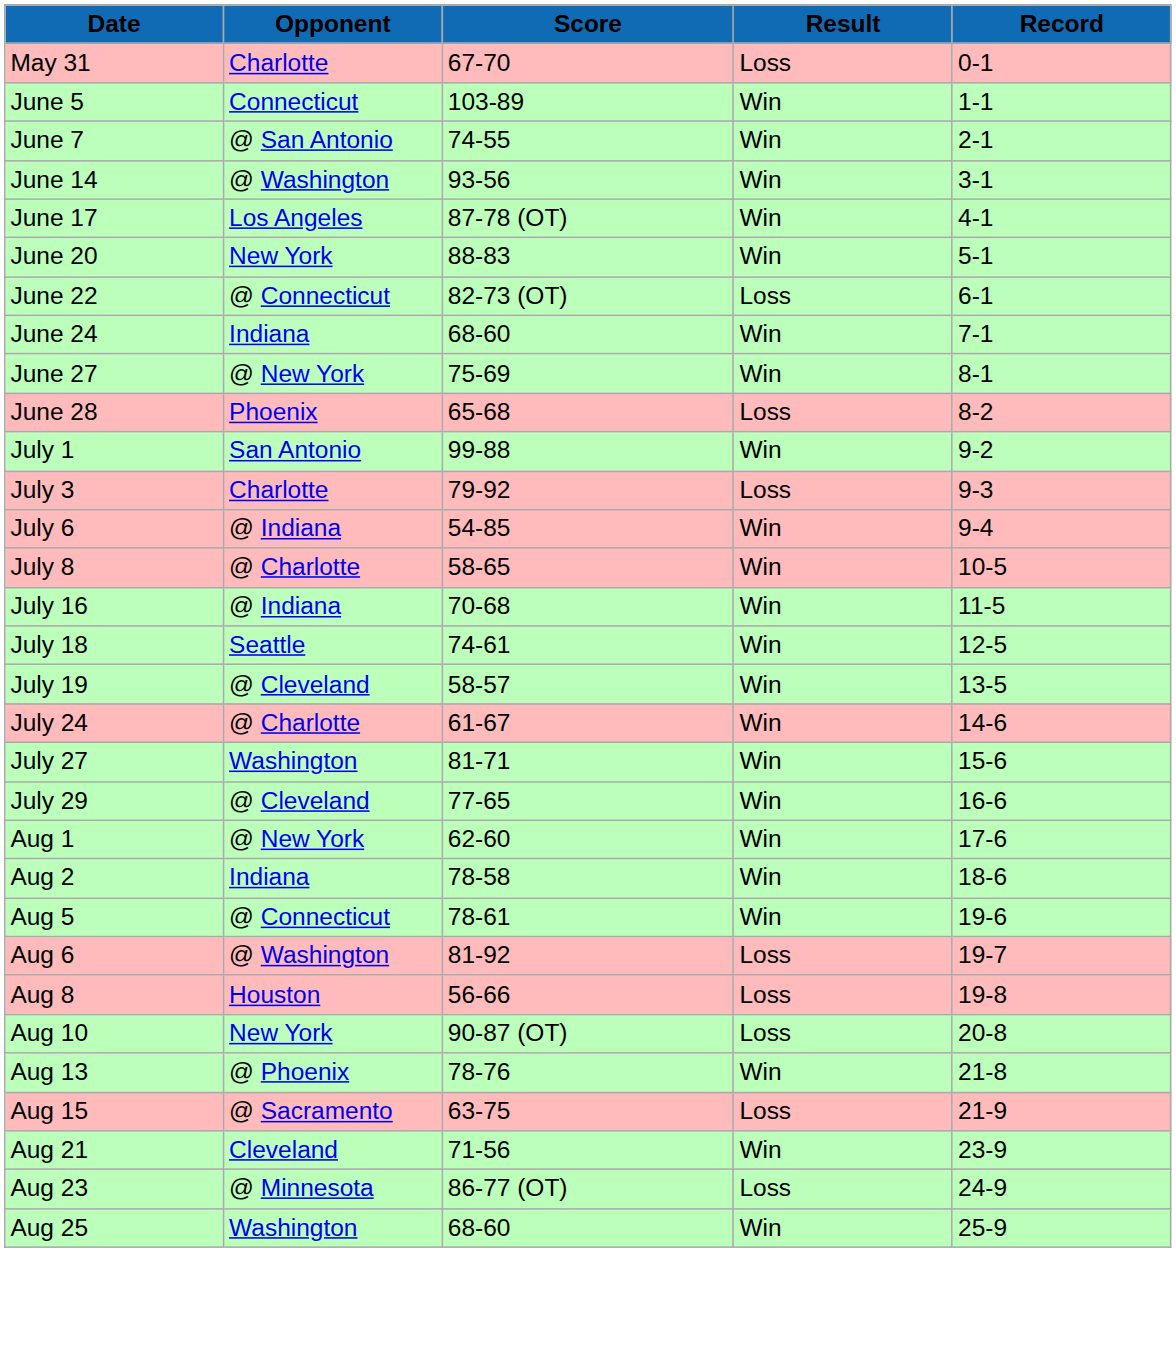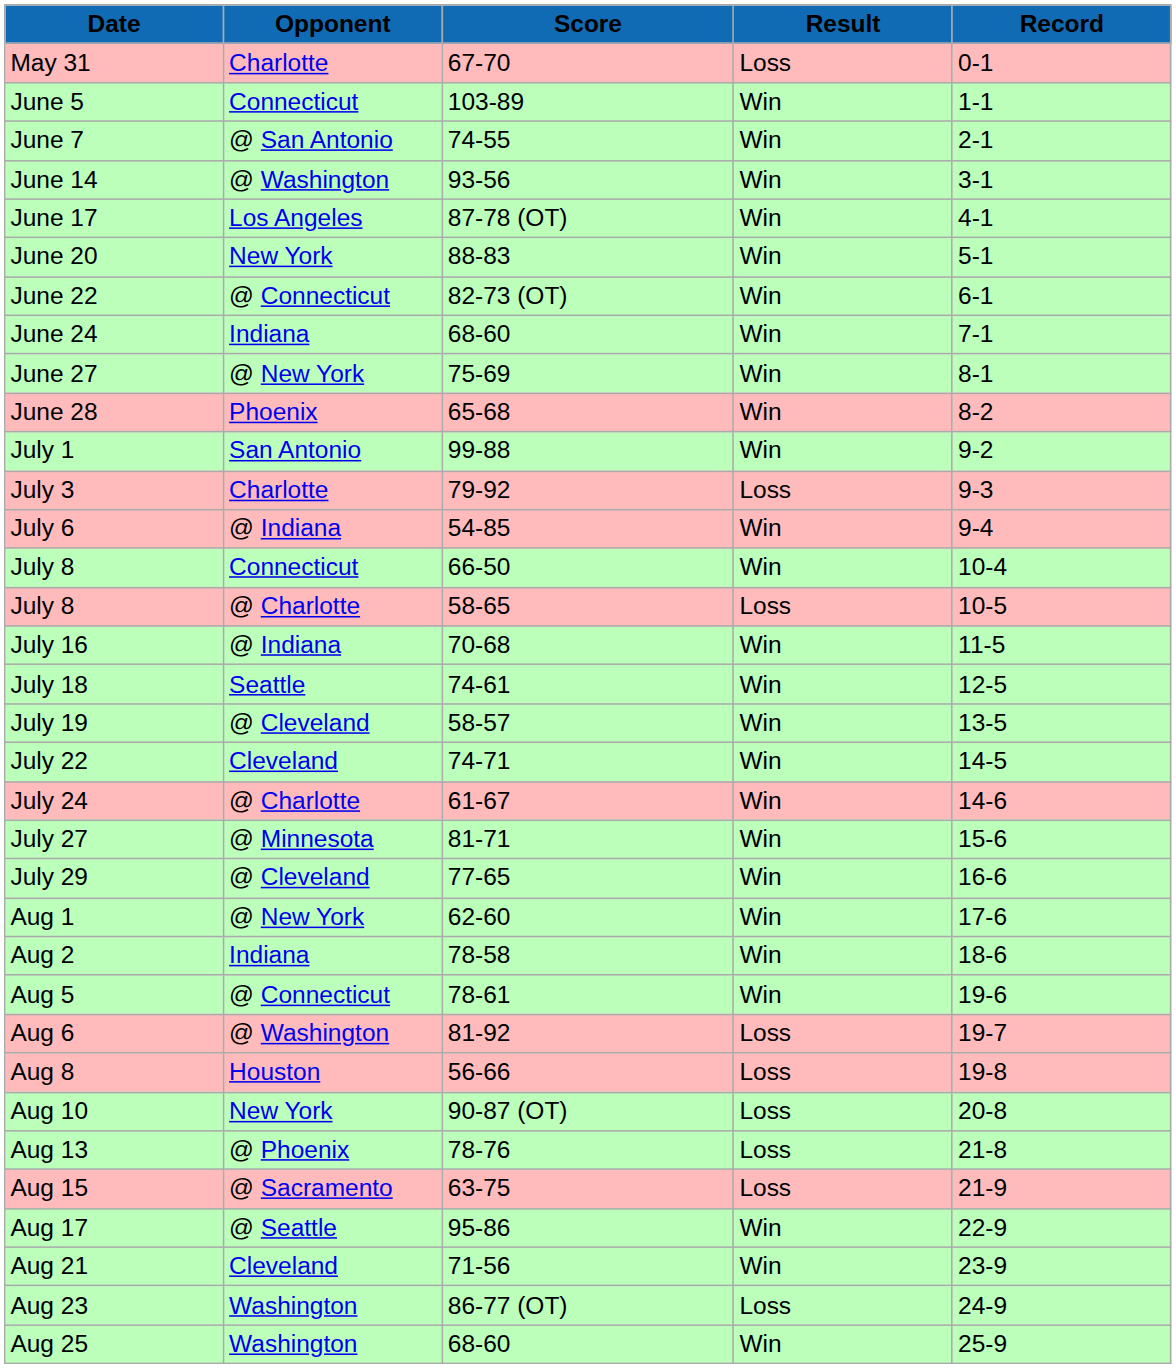(765, 295) Loss -> (760, 295) Win
(765, 412) Loss -> (760, 412) Win
+ row: (42, 567)
(760, 567) Win -> (765, 606) Loss
+ row: (49, 761)
(293, 761) Washington -> (301, 839) @ Minnesota
(760, 1072) Win -> (765, 1149) Loss
+ row: (49, 1227)
(301, 1188) @ Minnesota -> (293, 1305) Washington
